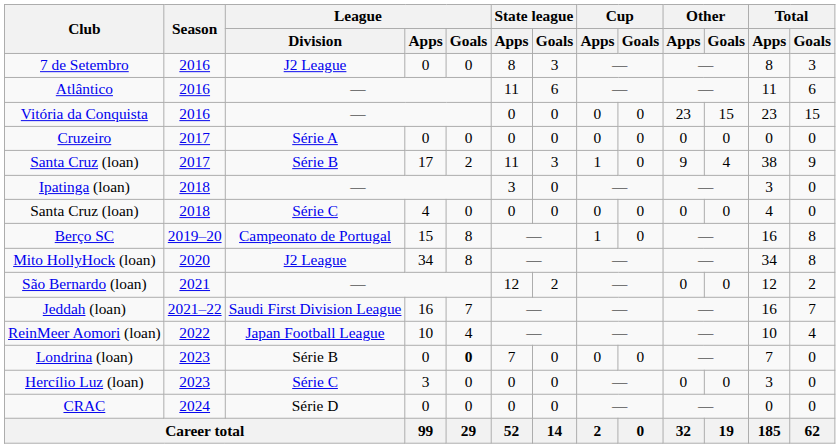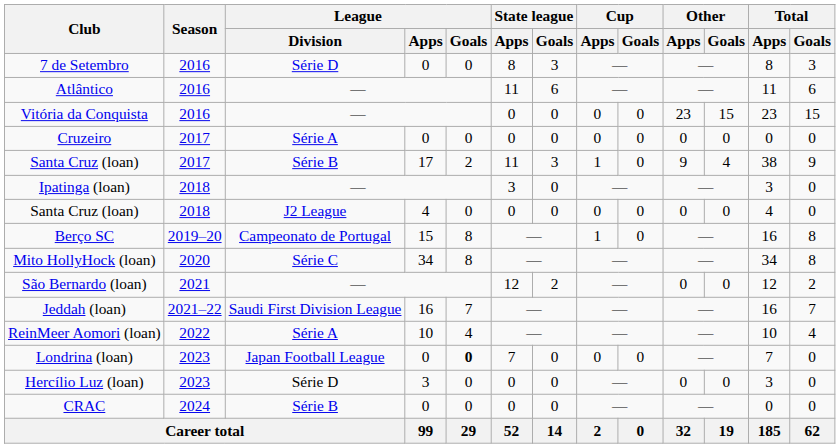(315, 65) J2 League -> (315, 65) Série D
(315, 211) Série C -> (315, 211) J2 League
(315, 260) J2 League -> (315, 260) Série C
(315, 333) Japan Football League -> (315, 333) Série A
(315, 357) Série B -> (315, 357) Japan Football League
(315, 382) Série C -> (315, 382) Série D
(315, 406) Série D -> (315, 406) Série B
